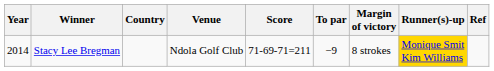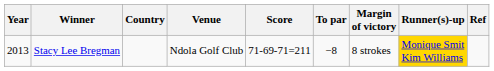(18, 51) 2014 -> (18, 51) 2013
(331, 51) −9 -> (331, 51) −8
